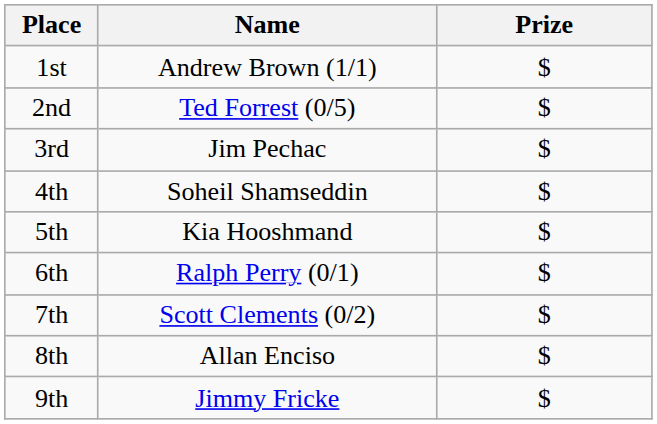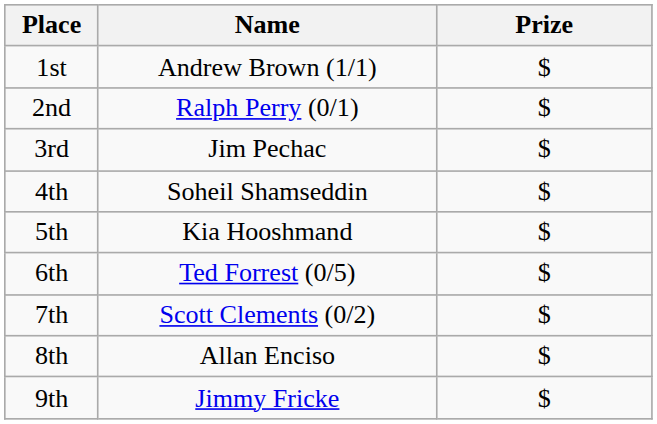(267, 107) Ted Forrest (0/5) -> (267, 107) Ralph Perry (0/1)
(267, 273) Ralph Perry (0/1) -> (267, 273) Ted Forrest (0/5)
